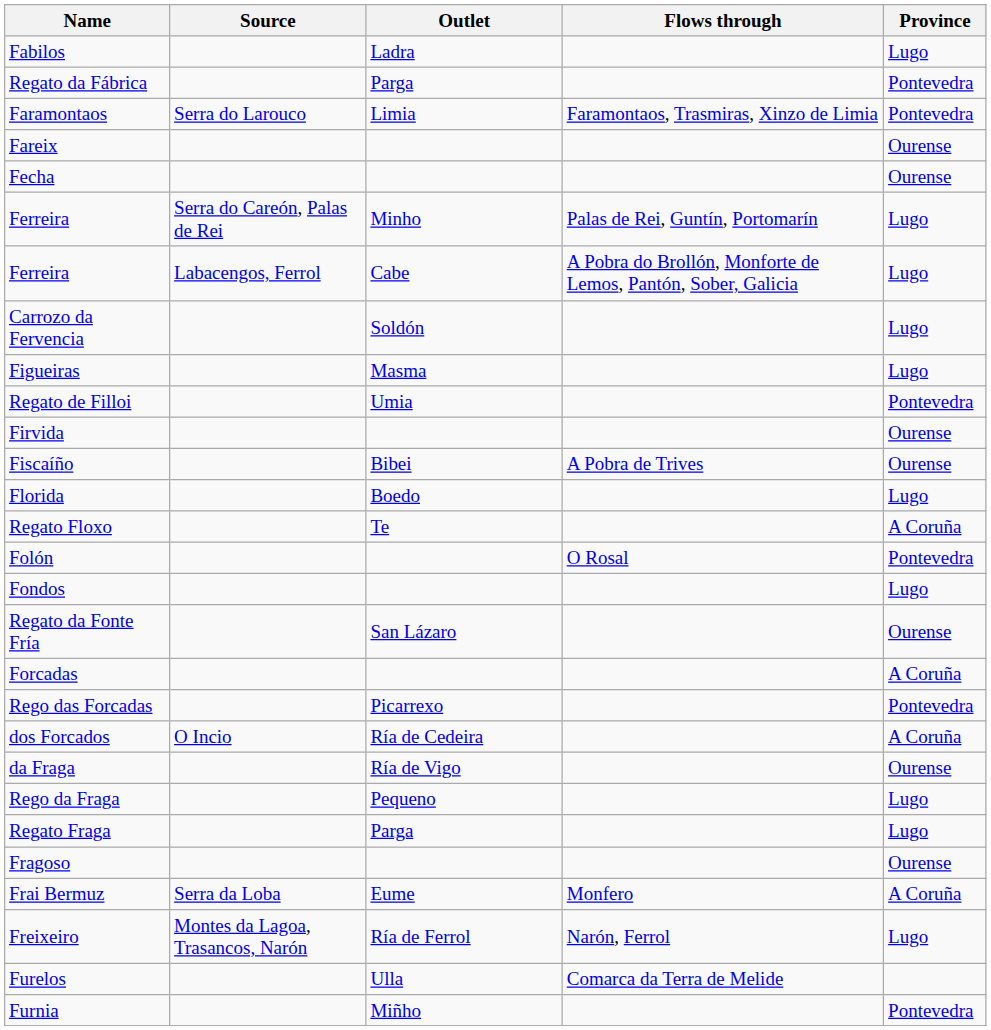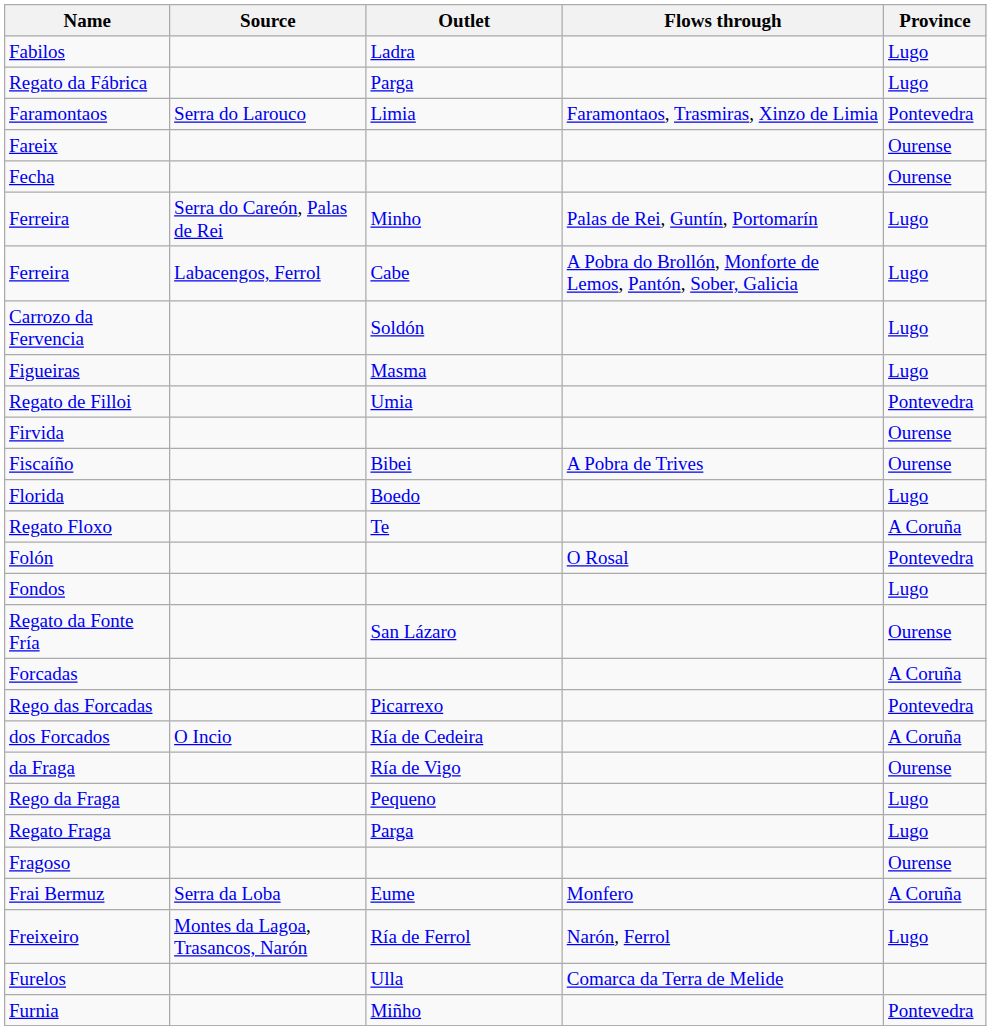(931, 83) Pontevedra -> (908, 83) Lugo
